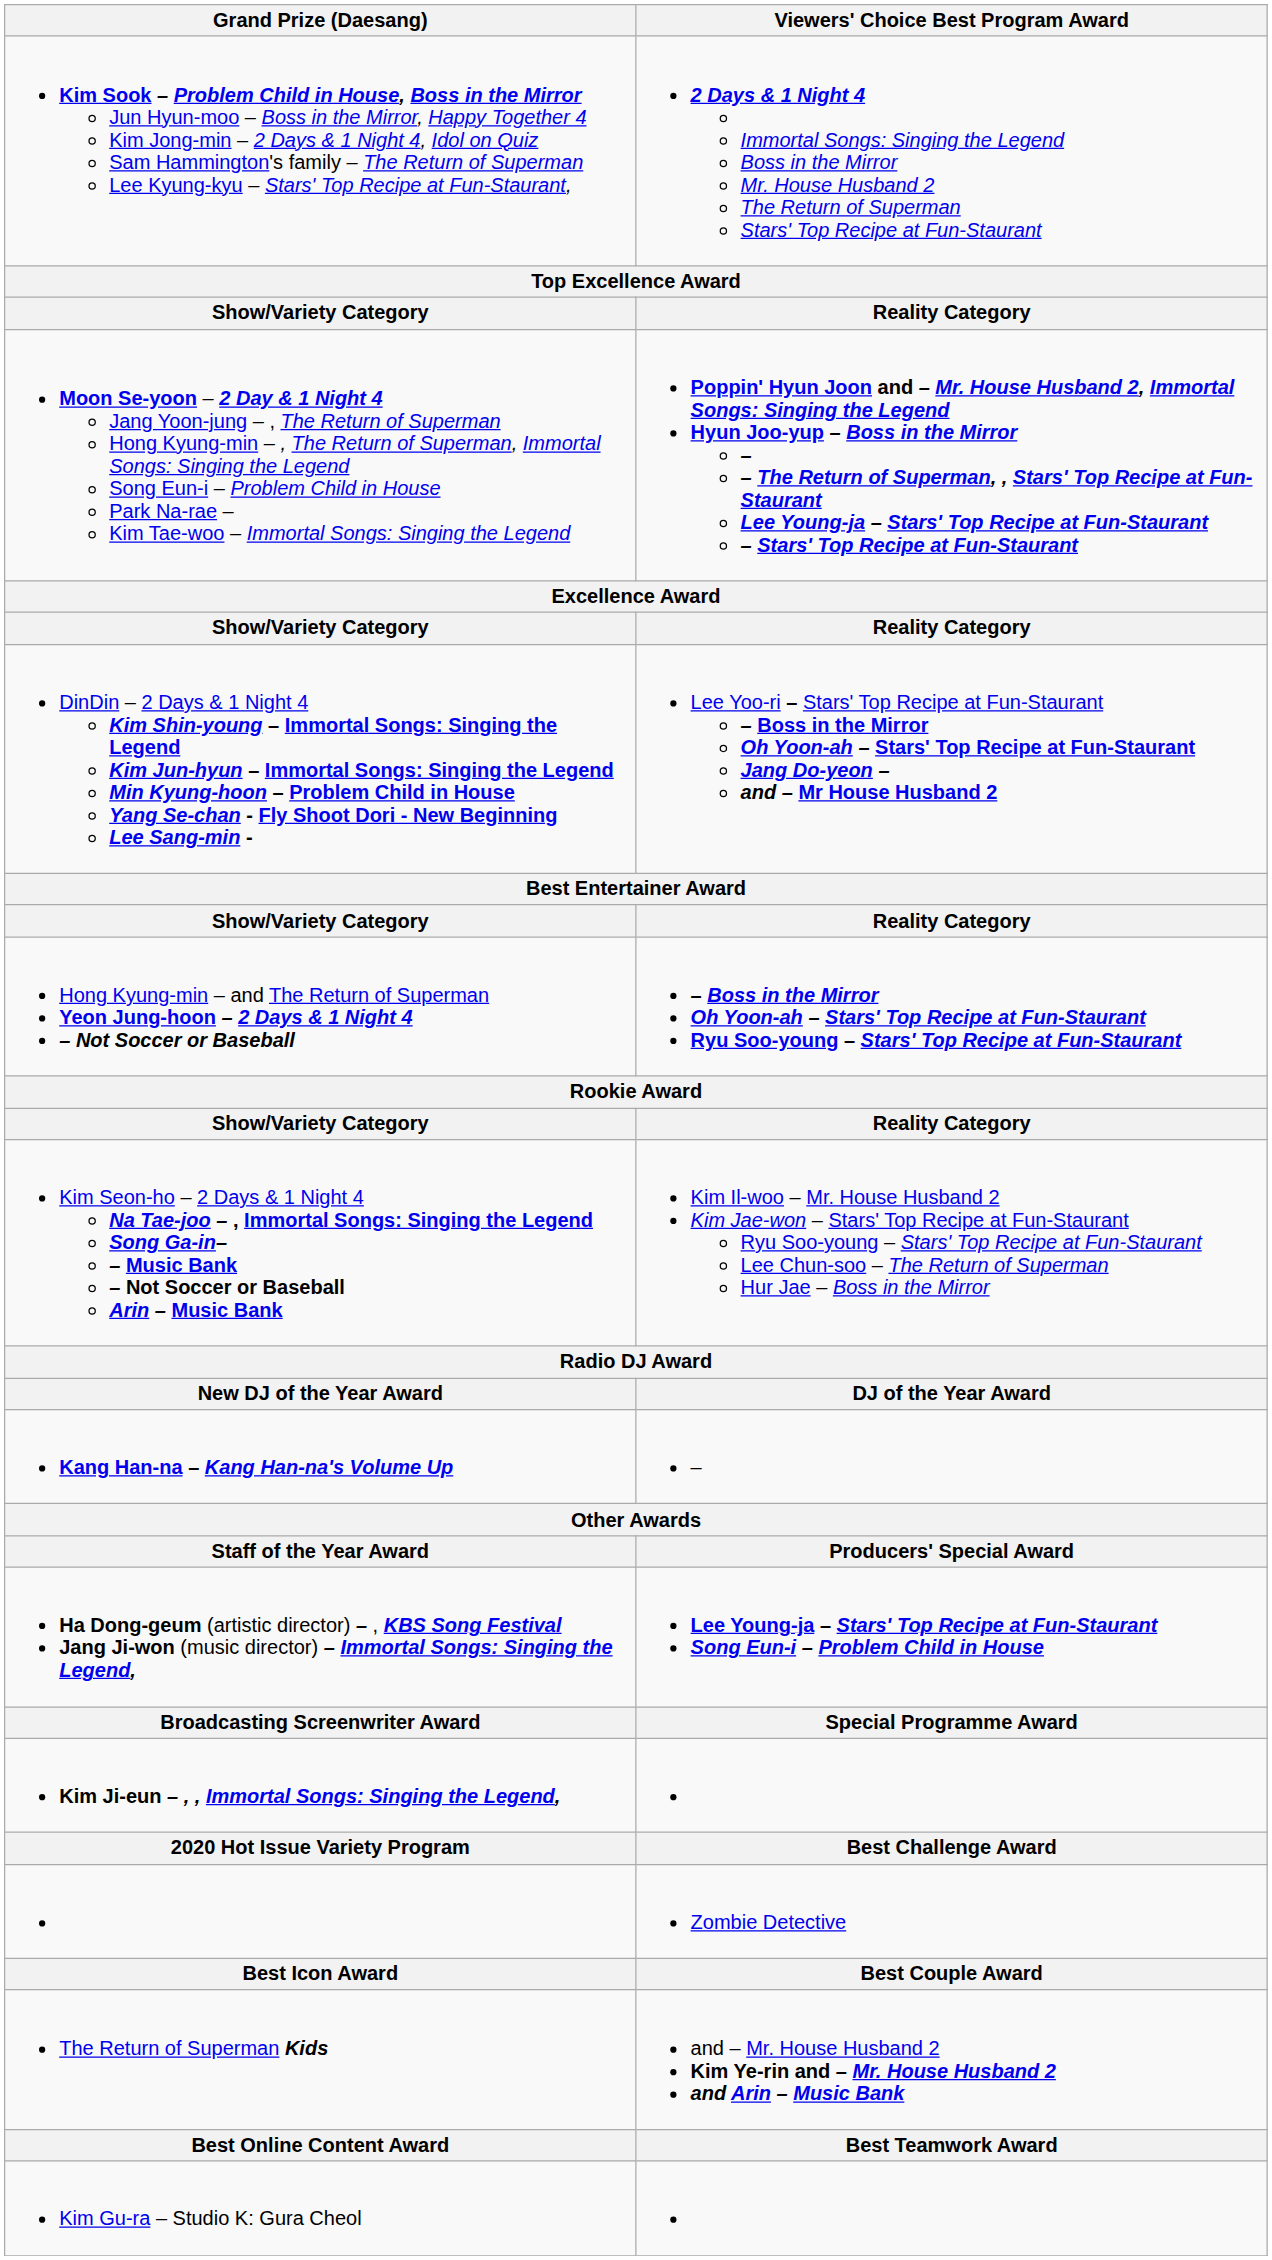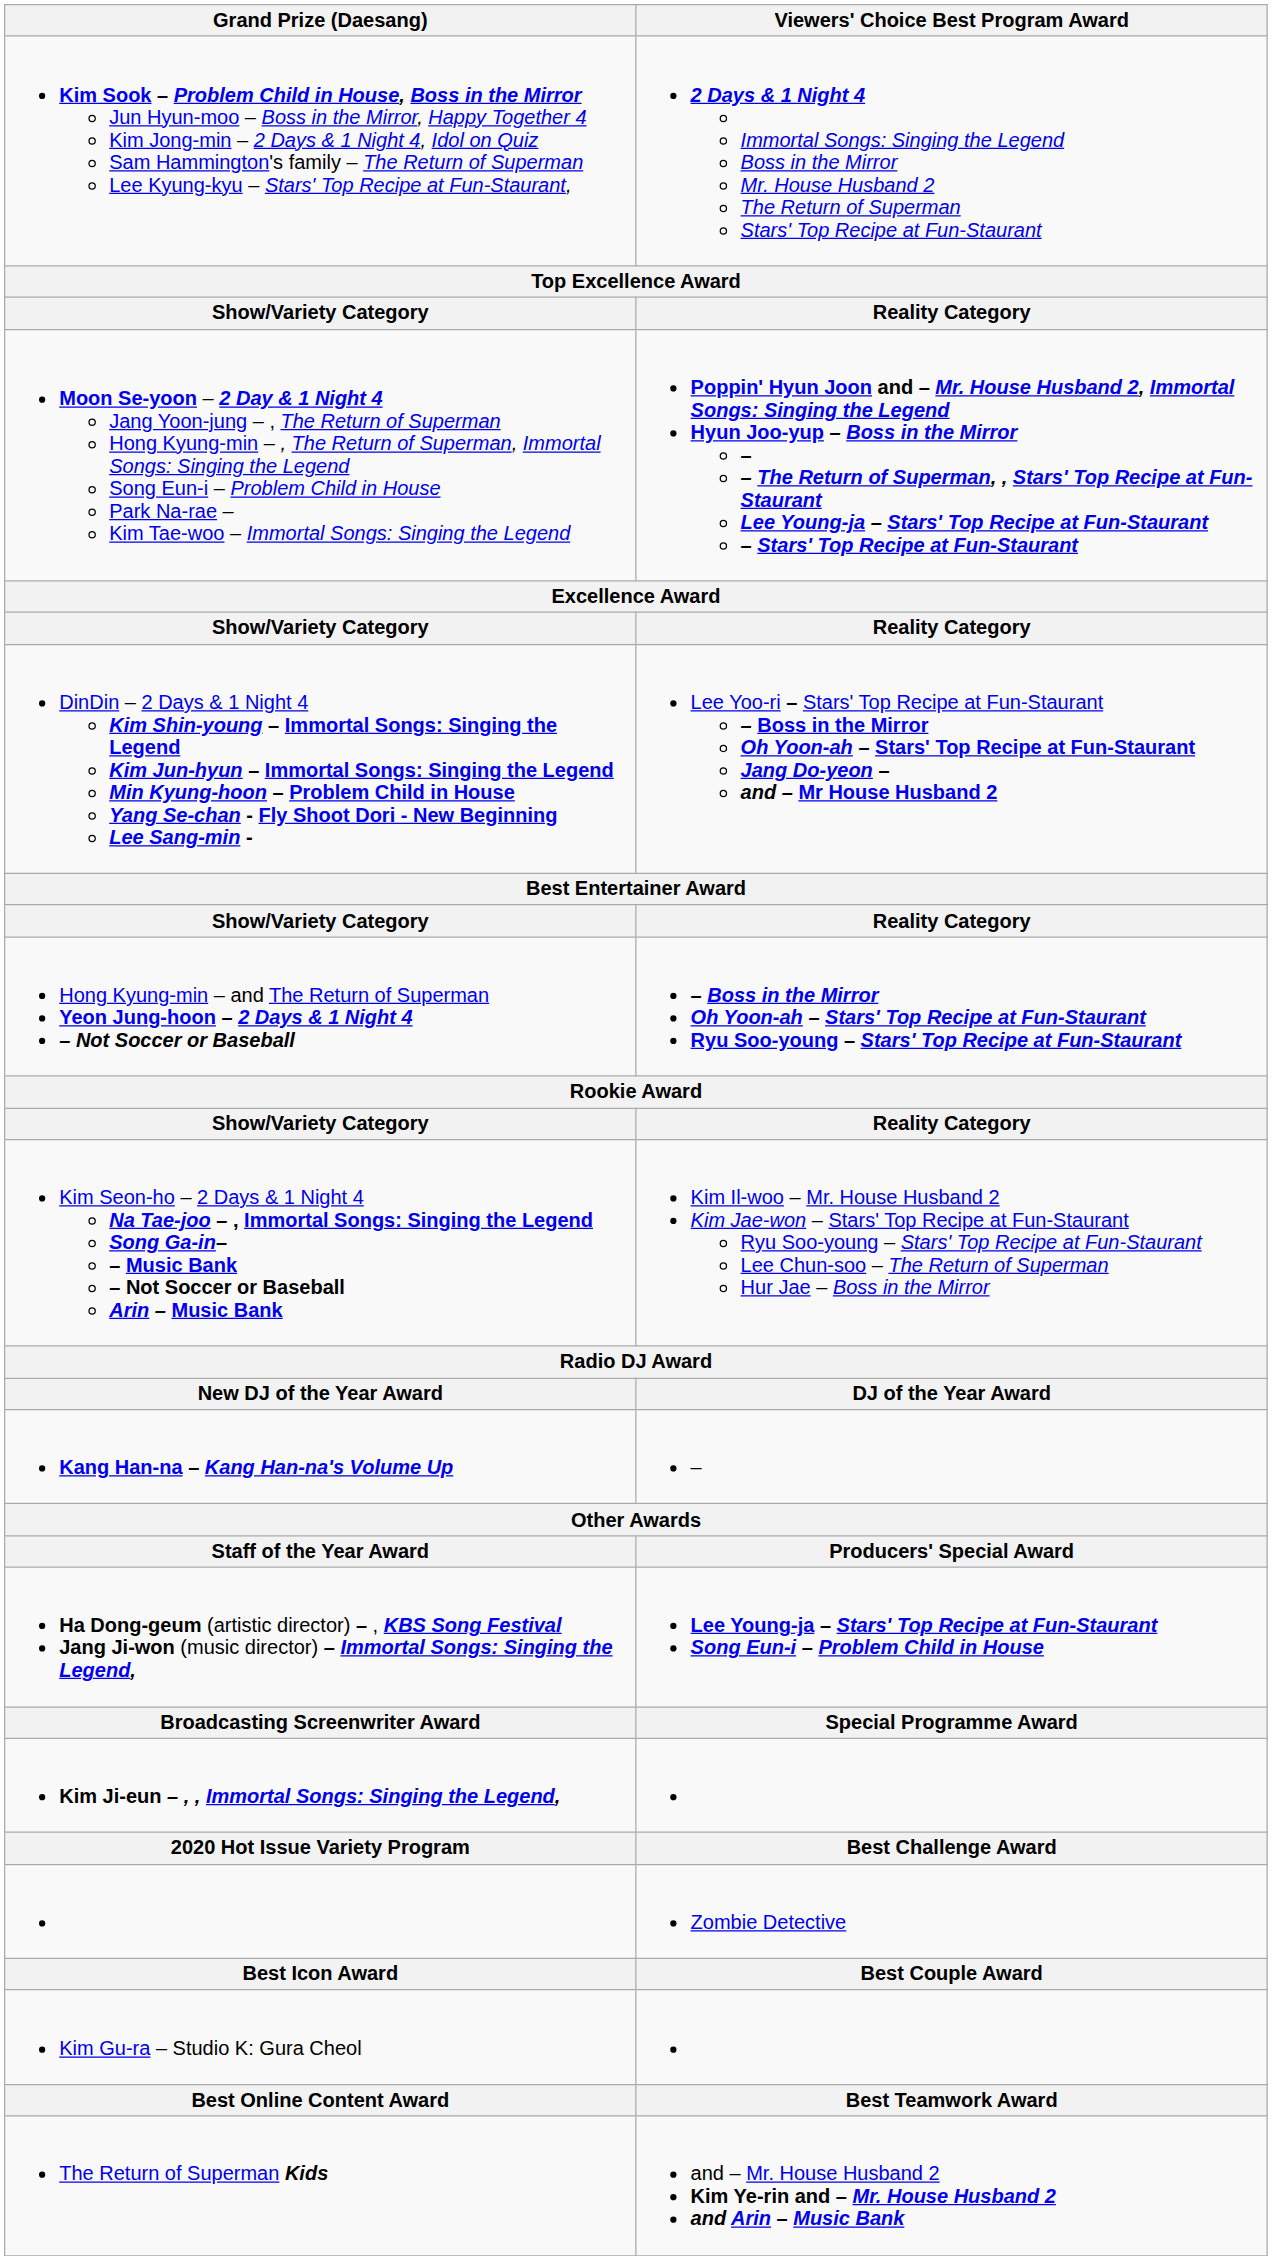rows swapped: (320, 2048) <-> (320, 2219)
